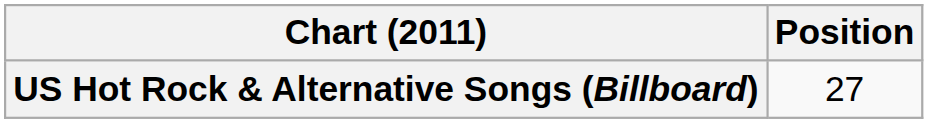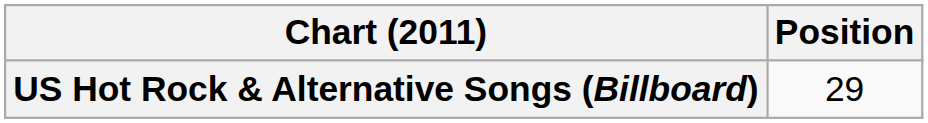(845, 88) 27 -> (845, 88) 29
